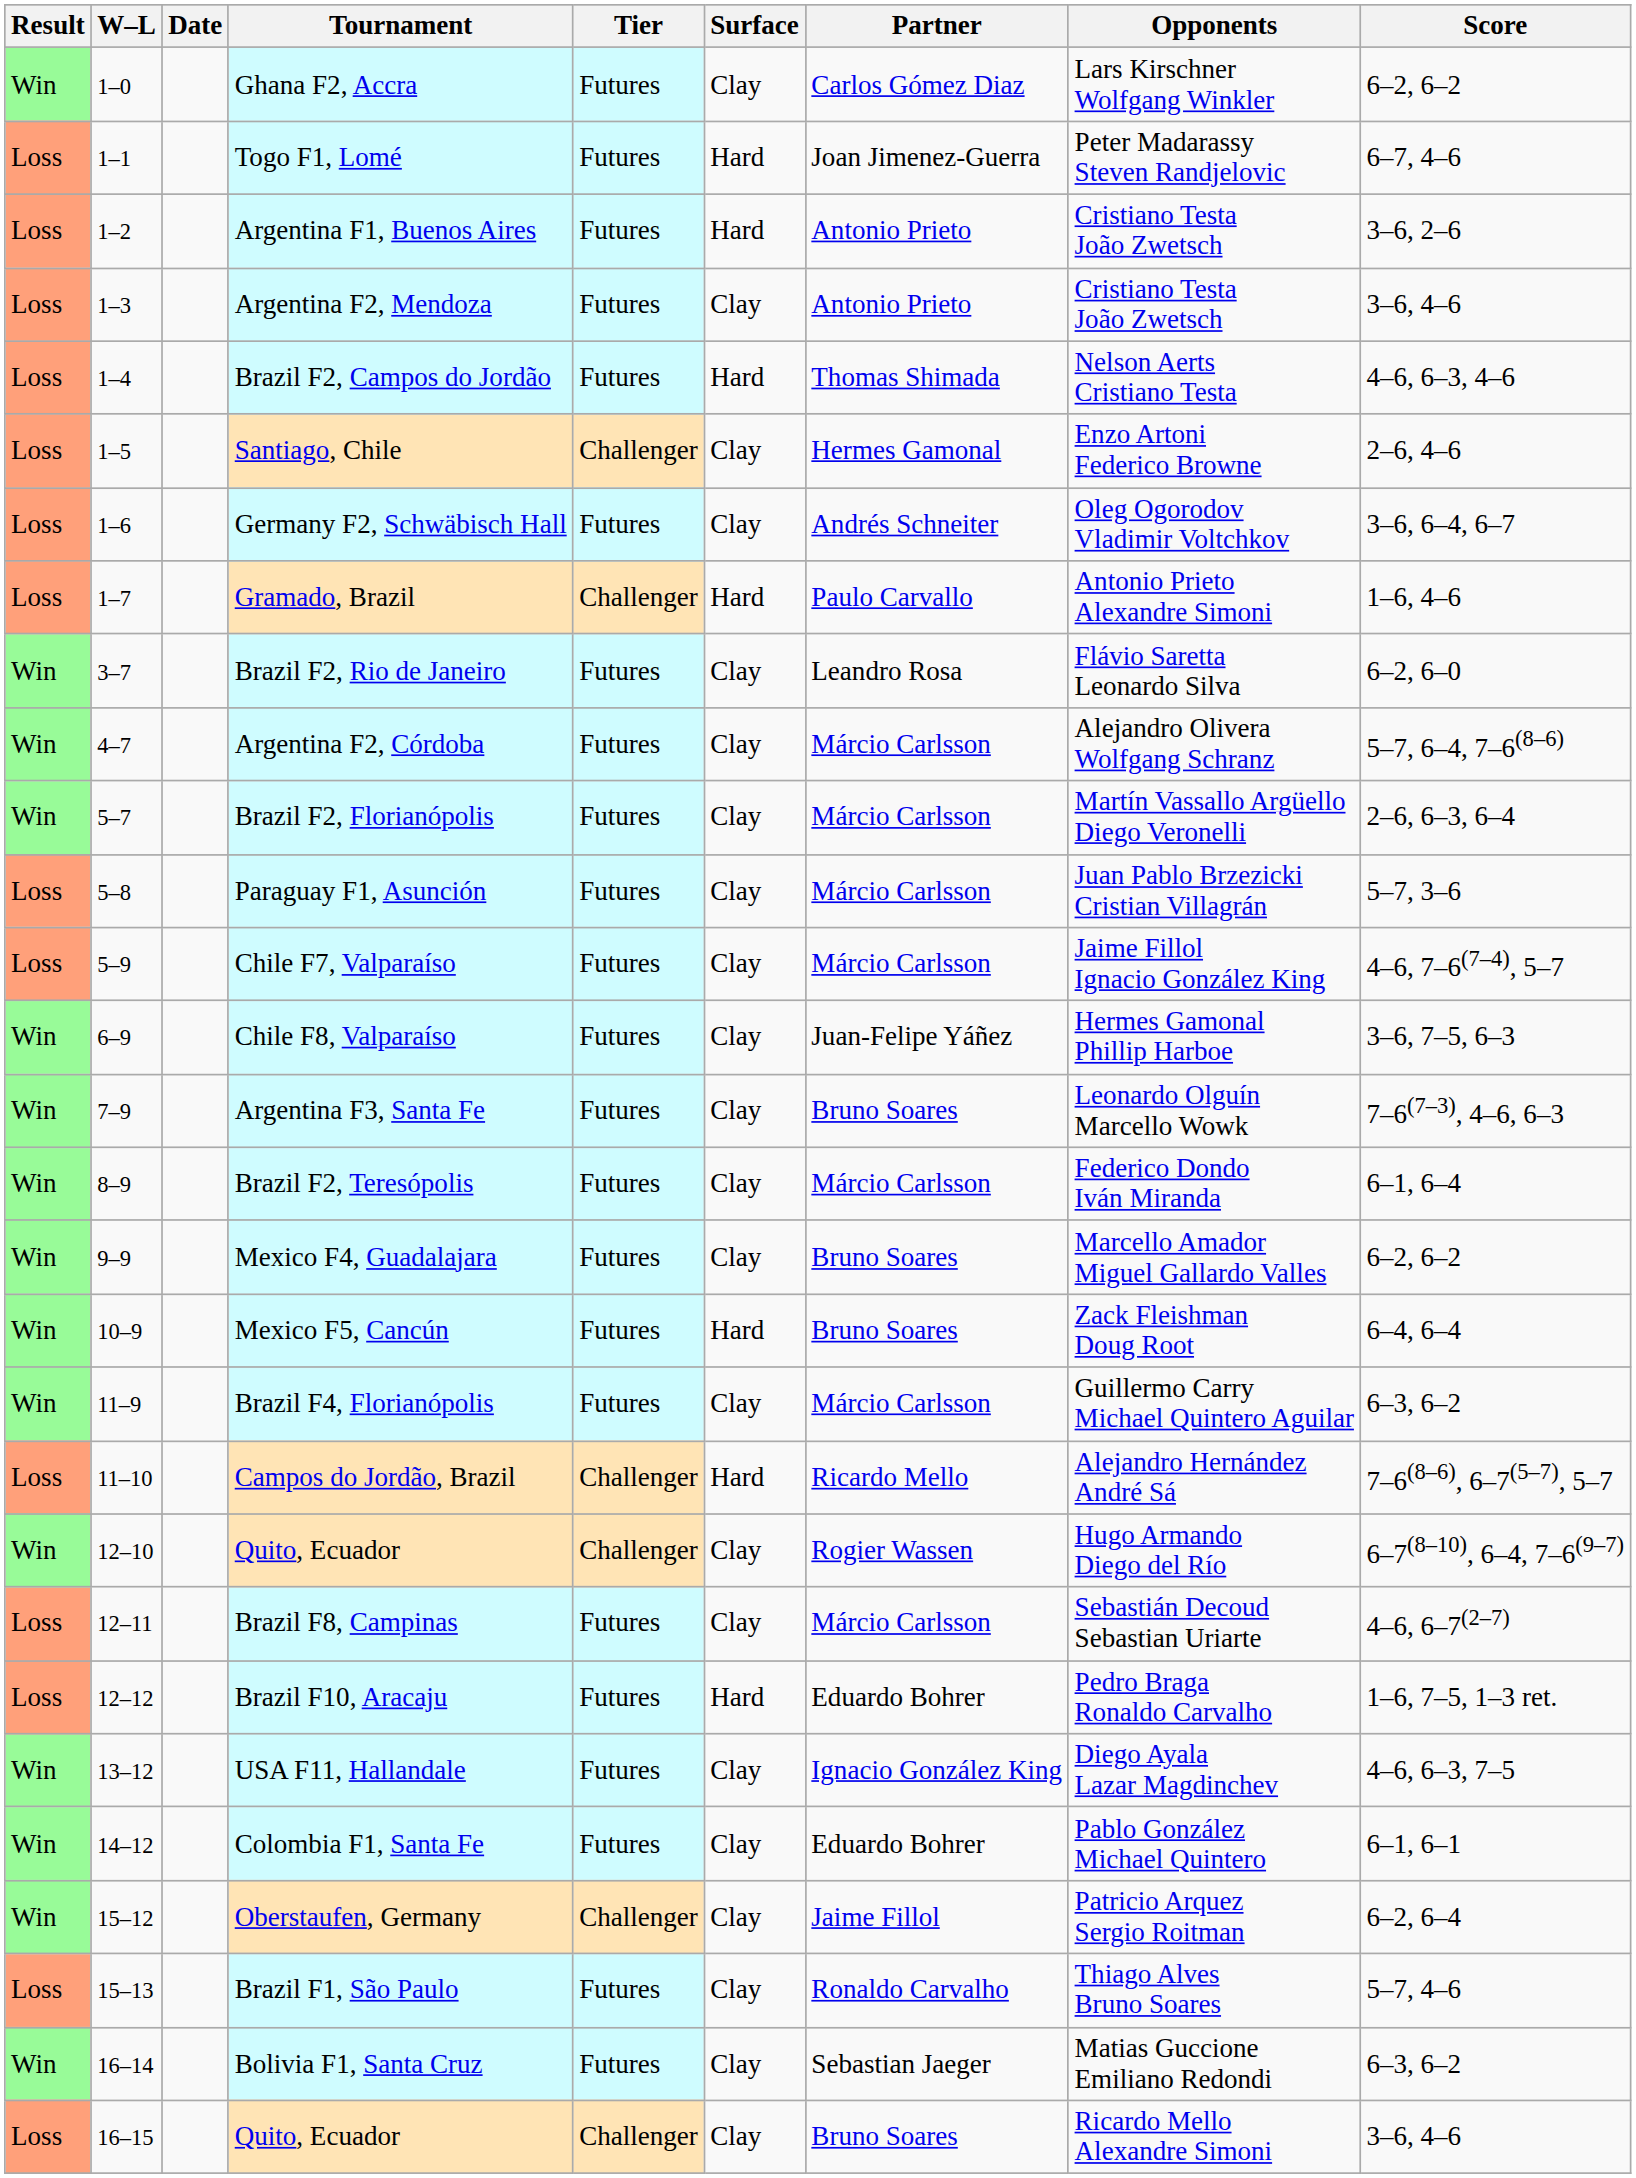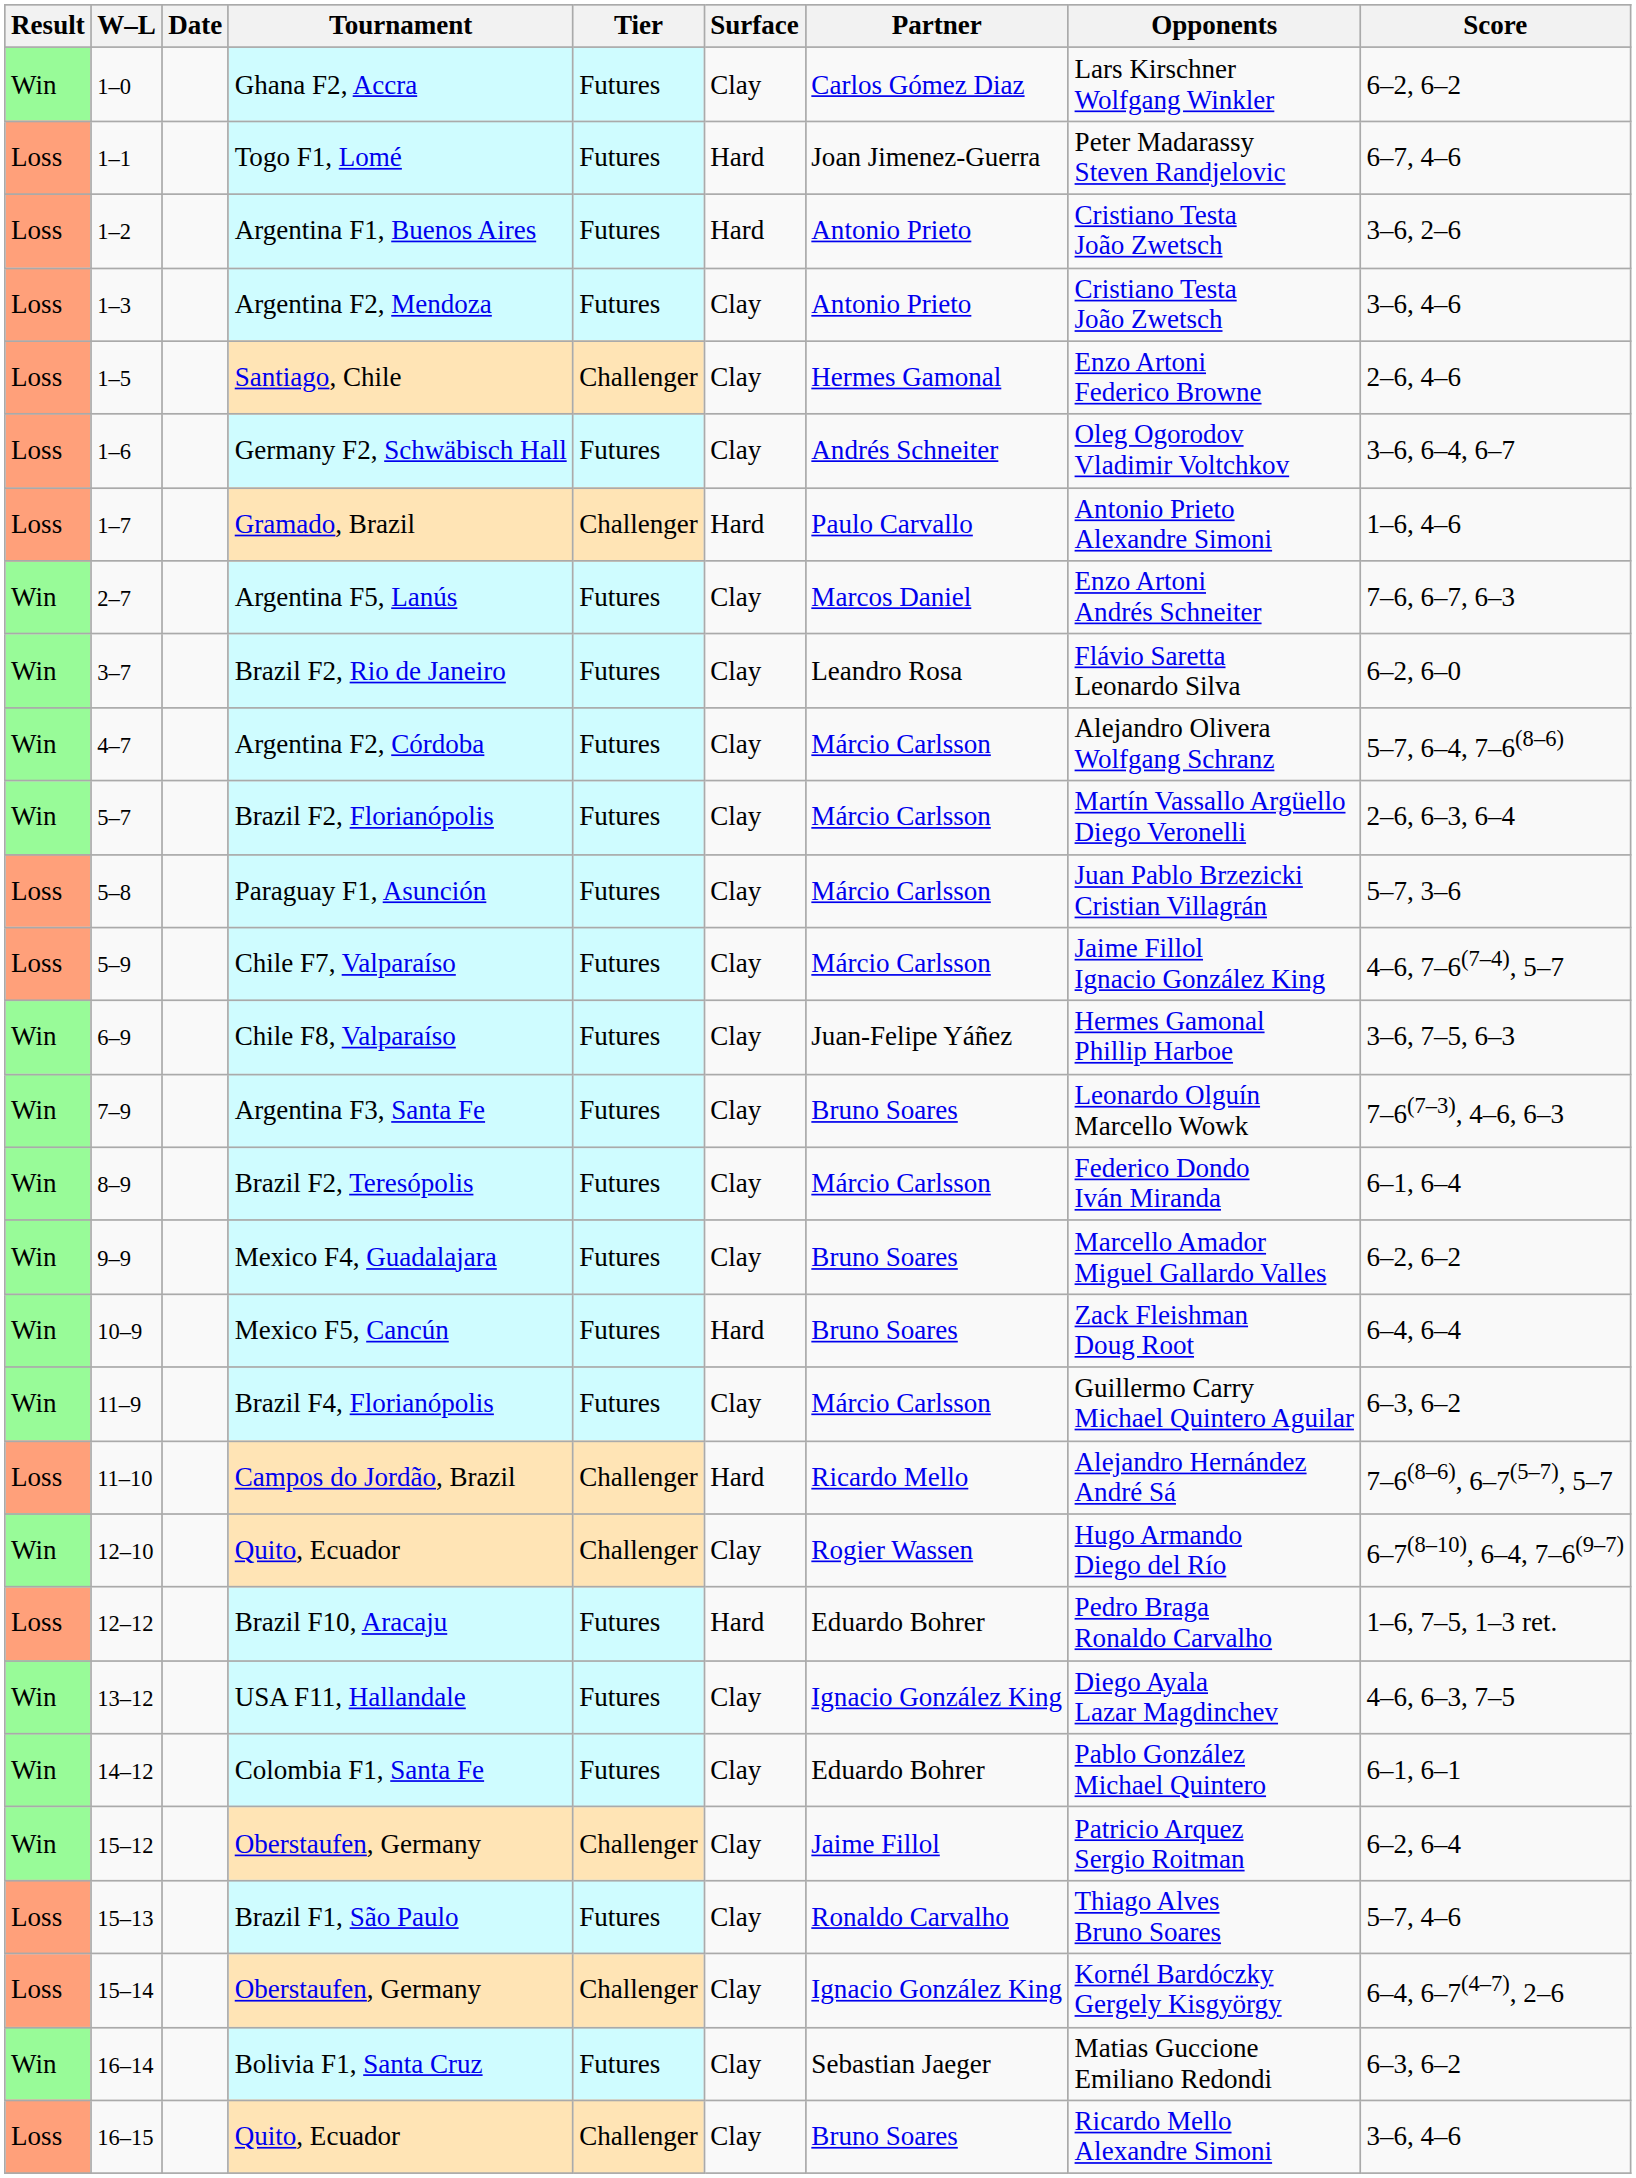- row: (114, 378)
+ row: (114, 598)
- row: (125, 1625)
+ row: (125, 1991)
